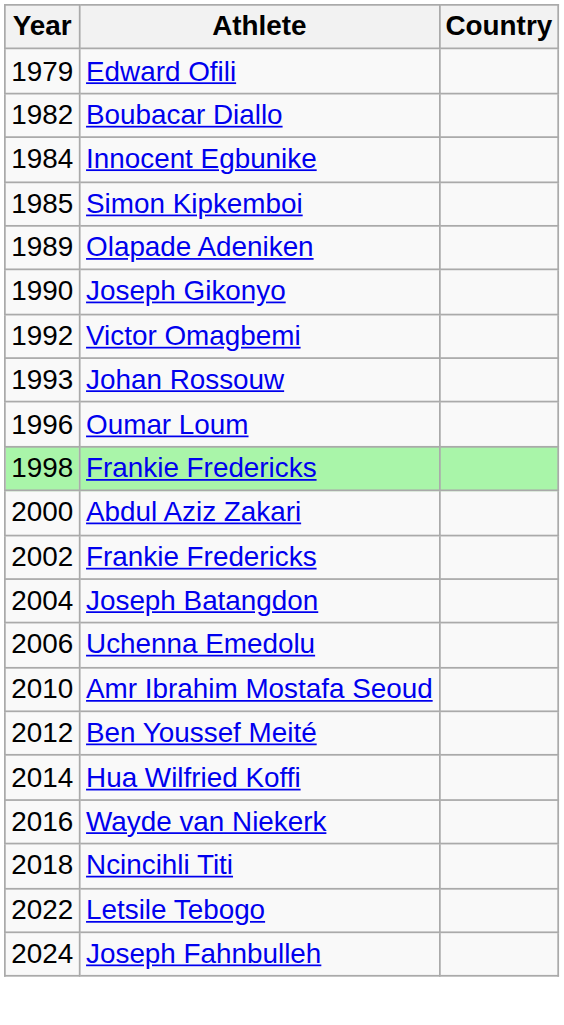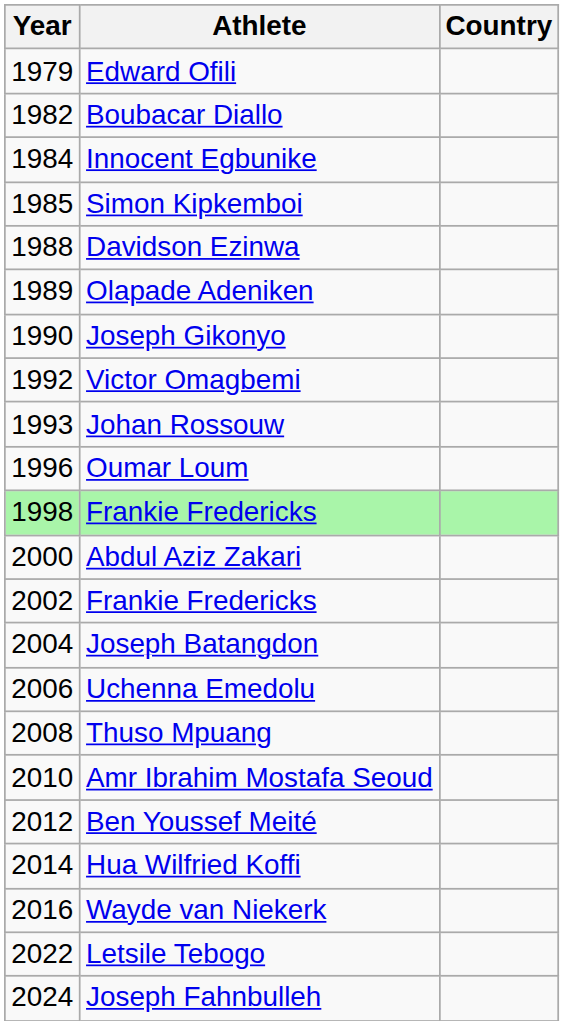+ row: (42, 247)
+ row: (42, 733)
- row: (42, 865)
